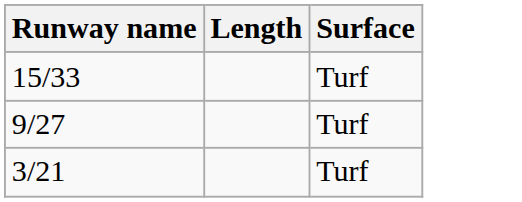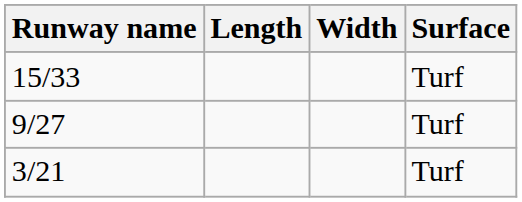+ column: (357, 28)
